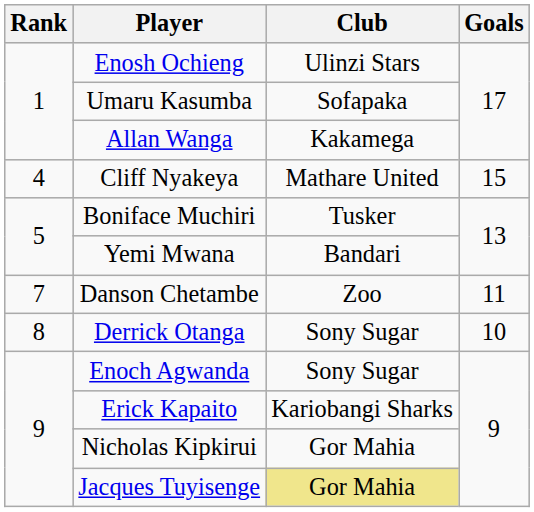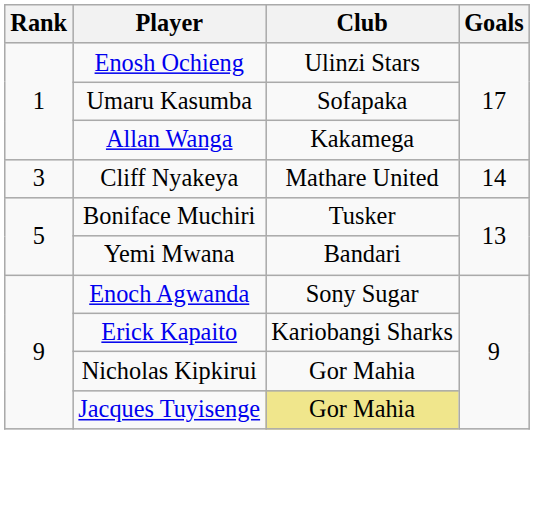(39, 178) 4 -> (39, 178) 3
(494, 178) 15 -> (494, 178) 14
- row: (169, 293)
- row: (169, 332)
